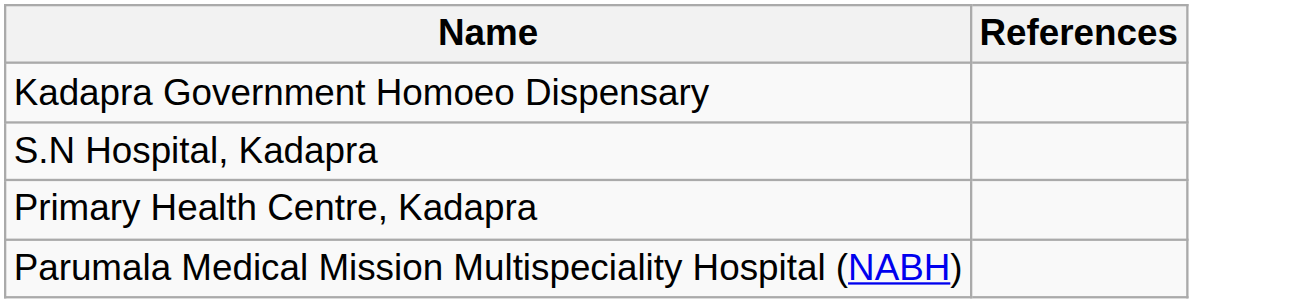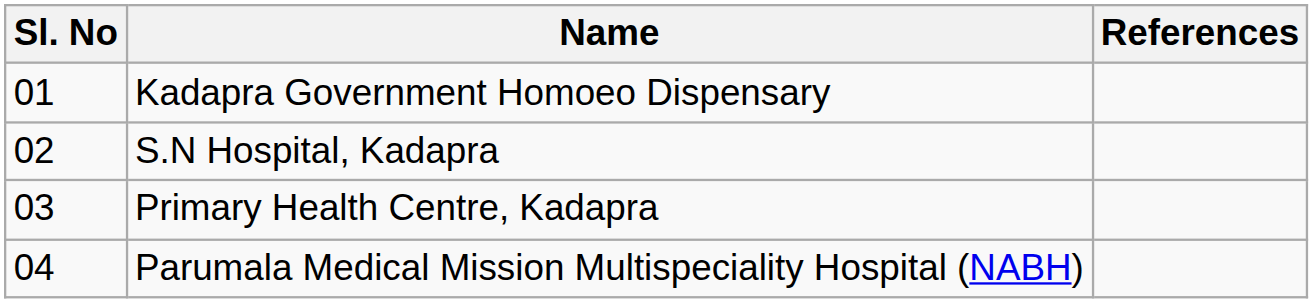+ column: (66, 33)
